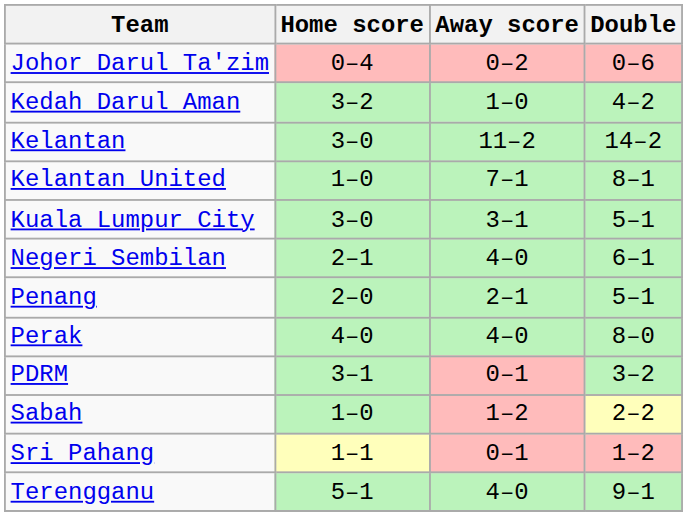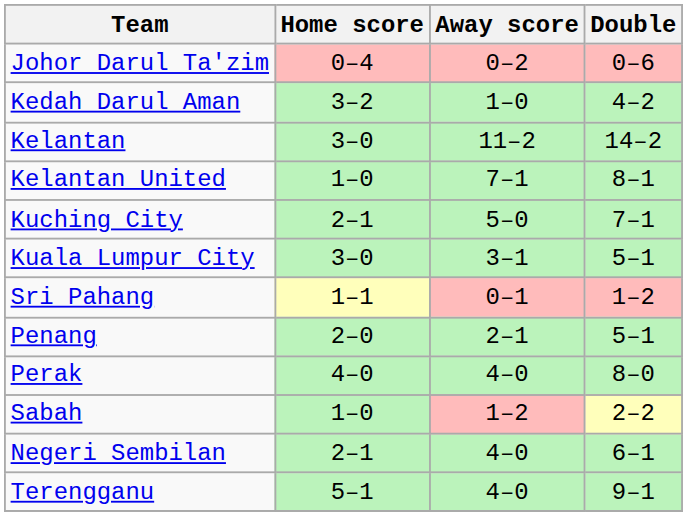+ row: (97, 219)
rows swapped: (118, 258) <-> (82, 453)
- row: (39, 375)
